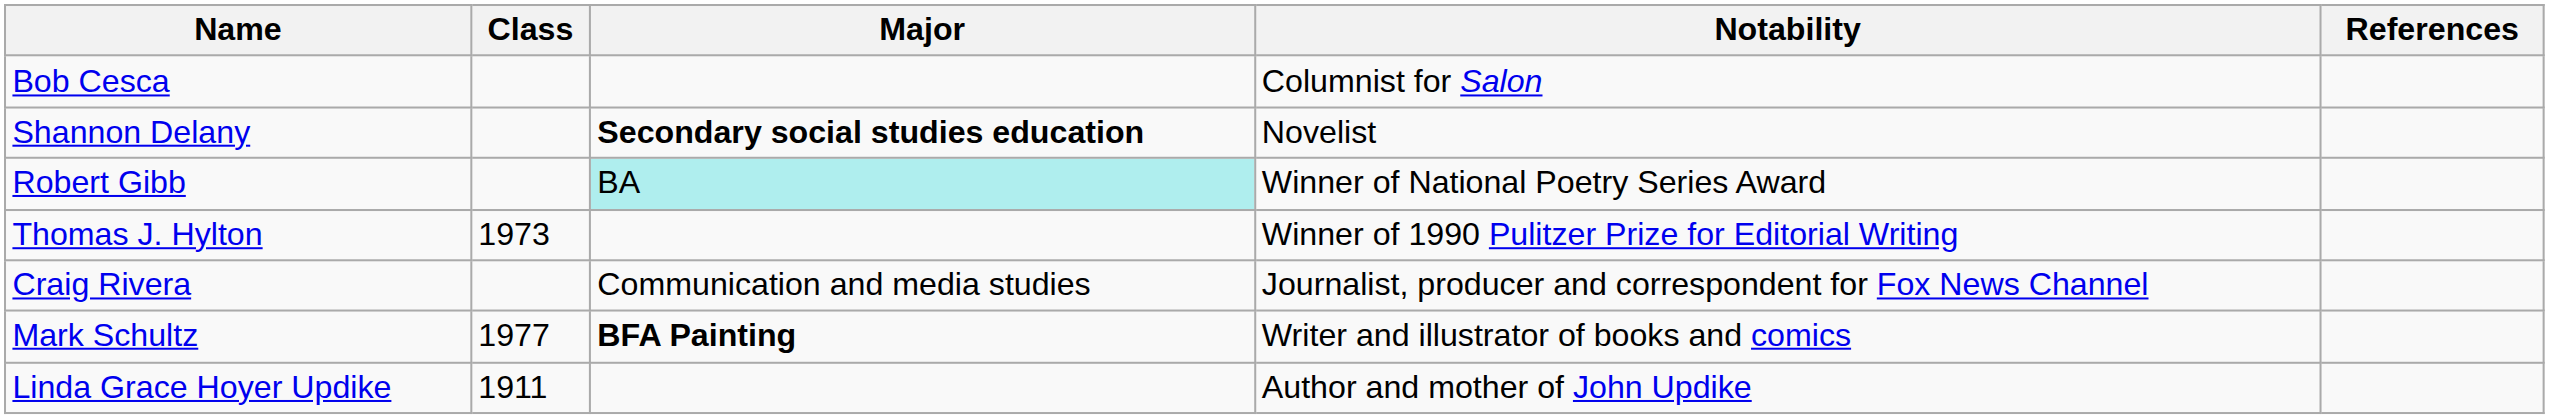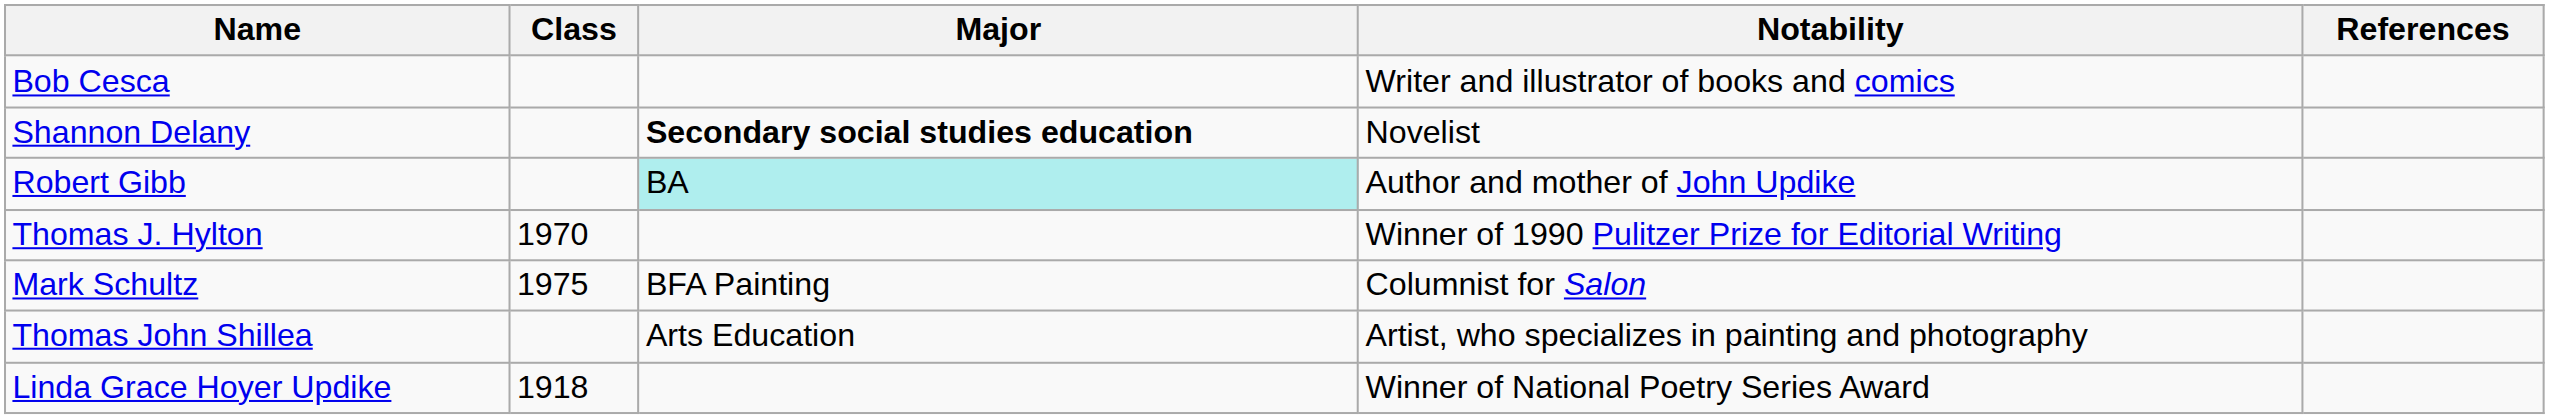(1402, 81) Columnist for Salon -> (1660, 81) Writer and illustrator of books and comics
(1544, 183) Winner of National Poetry Series Award -> (1610, 183) Author and mother of John Updike
(514, 234) 1973 -> (553, 234) 1970
- row: (102, 285)
(514, 336) 1977 -> (553, 285) 1975
(697, 336) bold -> (738, 285) normal
(1556, 336) Writer and illustrator of books and comics -> (1506, 285) Columnist for Salon
+ row: (163, 336)
(513, 387) 1911 -> (553, 387) 1918
(1507, 387) Author and mother of John Updike -> (1648, 387) Winner of National Poetry Series Award
